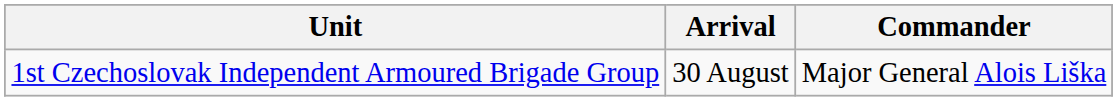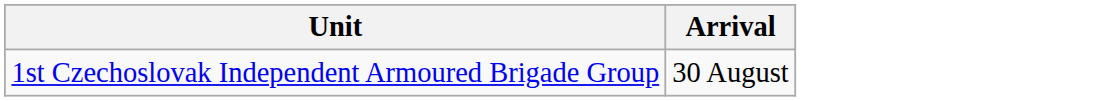- column: (954, 27)
